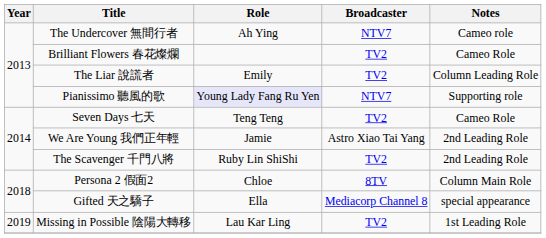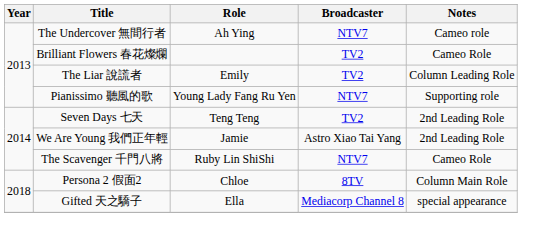(258, 96) lavender background -> (234, 96) no background
(486, 117) Cameo Role -> (462, 117) 2nd Leading Role
(376, 159) TV2 -> (353, 159) NTV7
(486, 159) 2nd Leading Role -> (462, 159) Cameo Role
- row: (114, 222)
